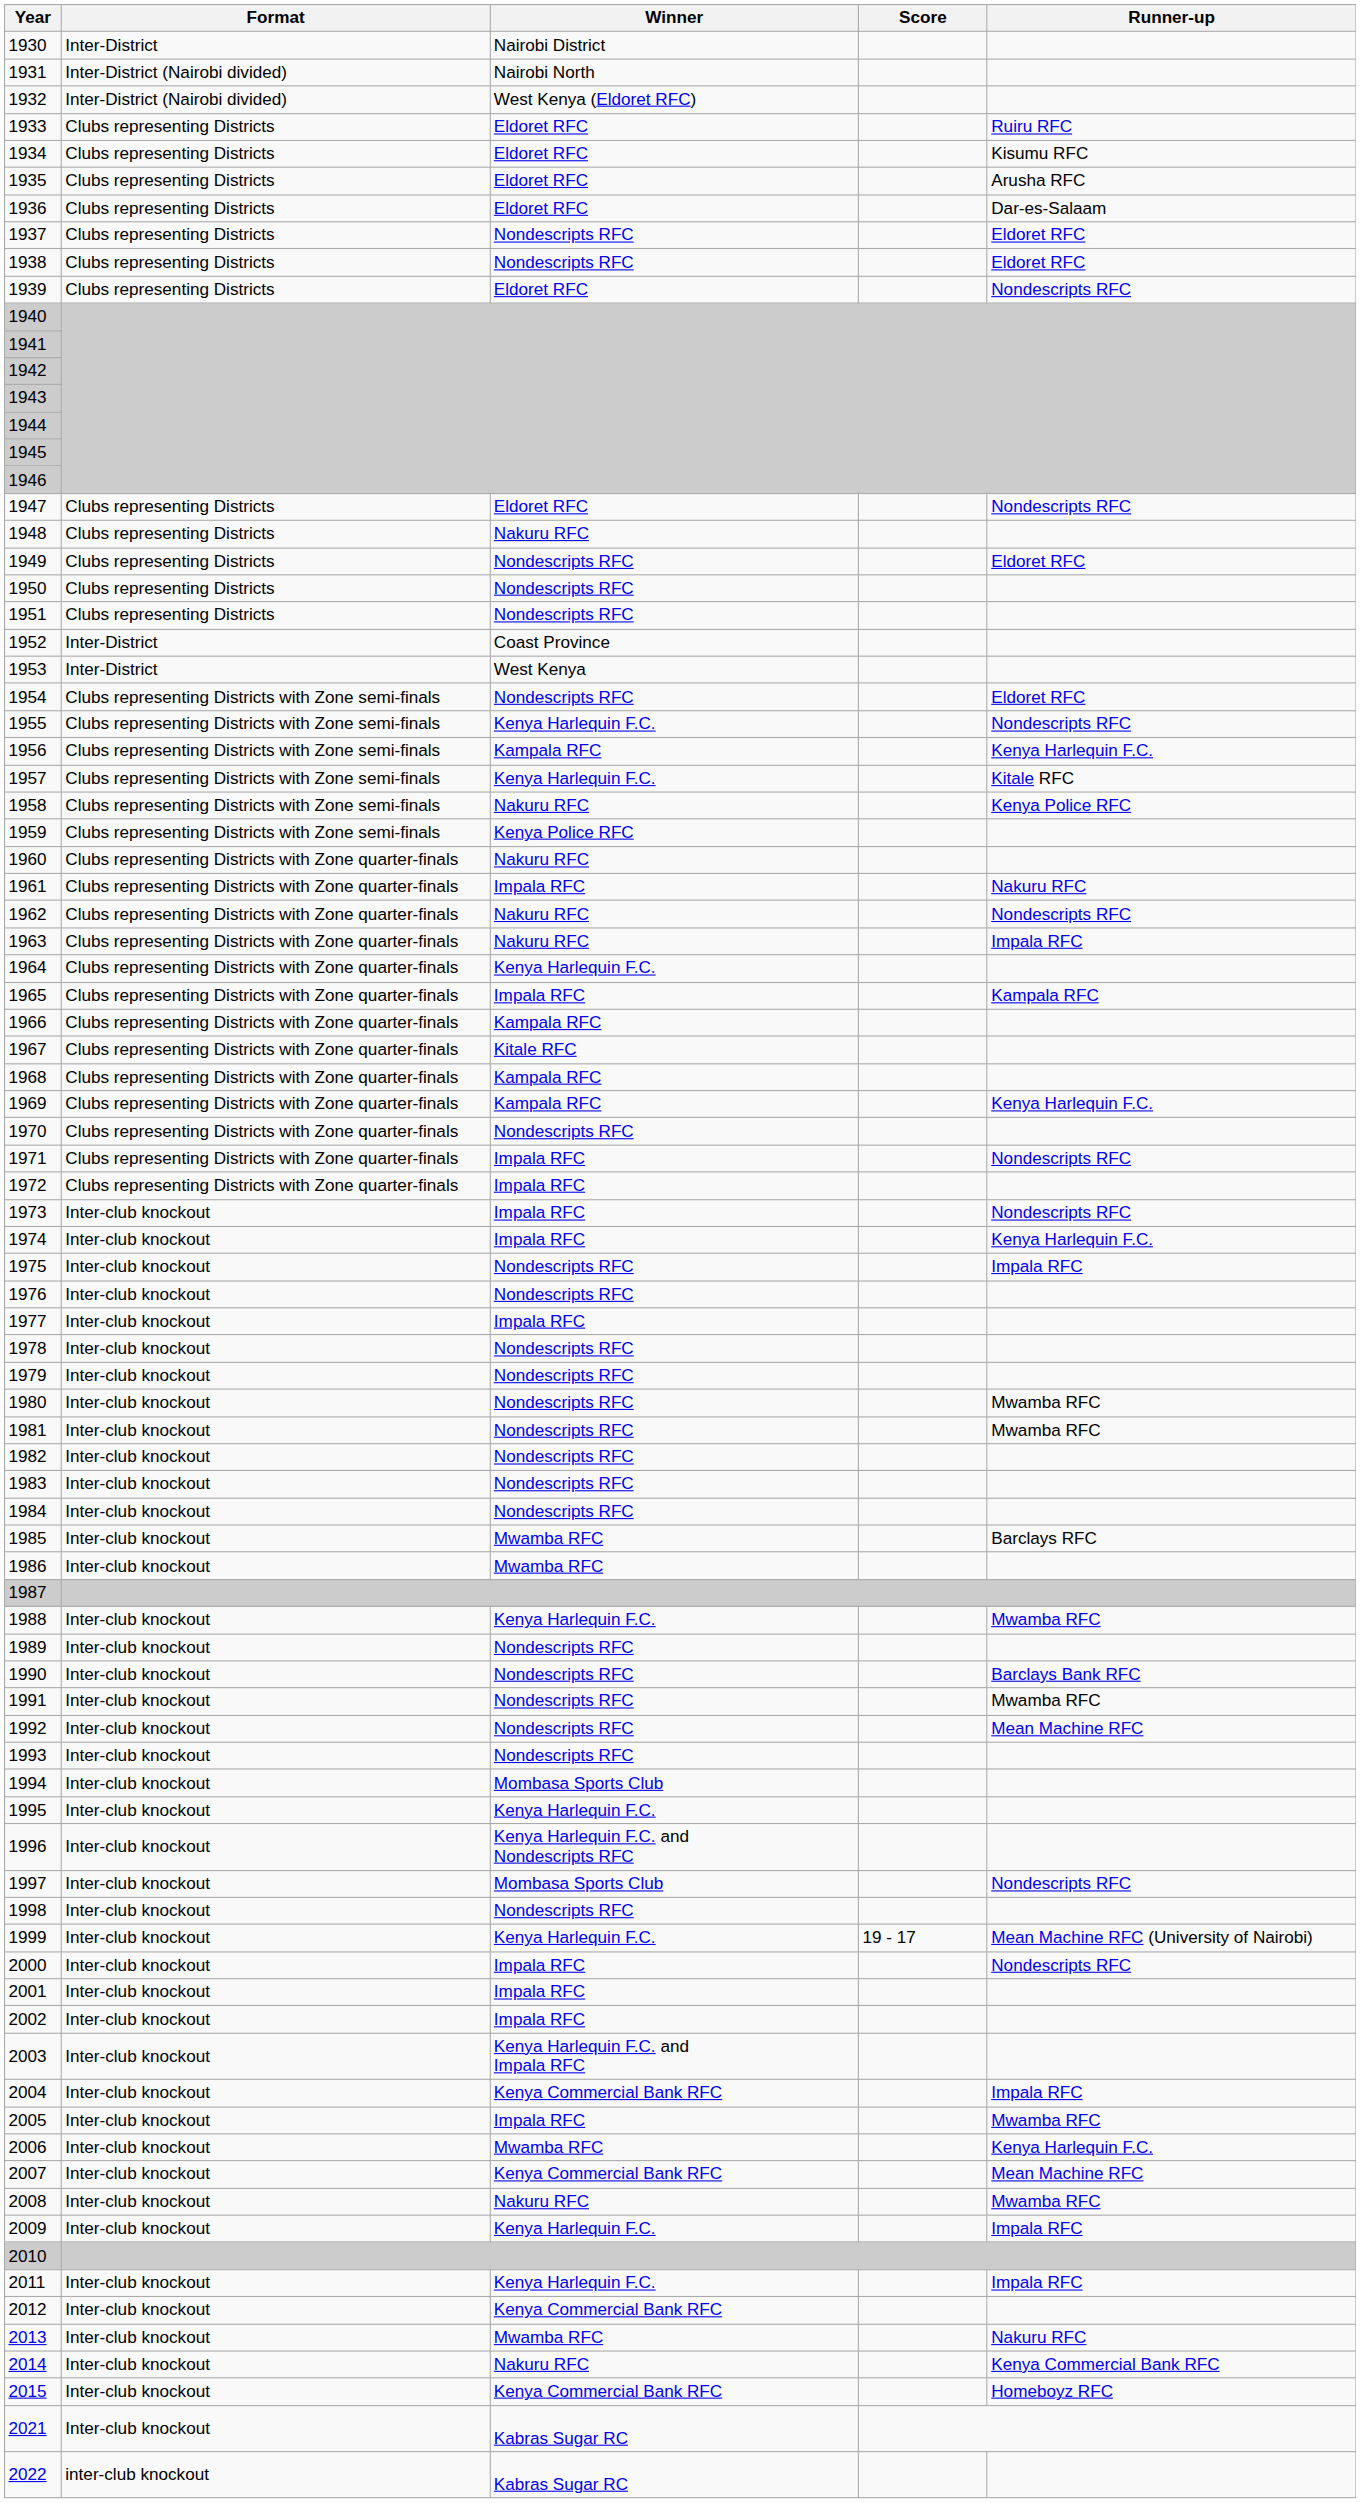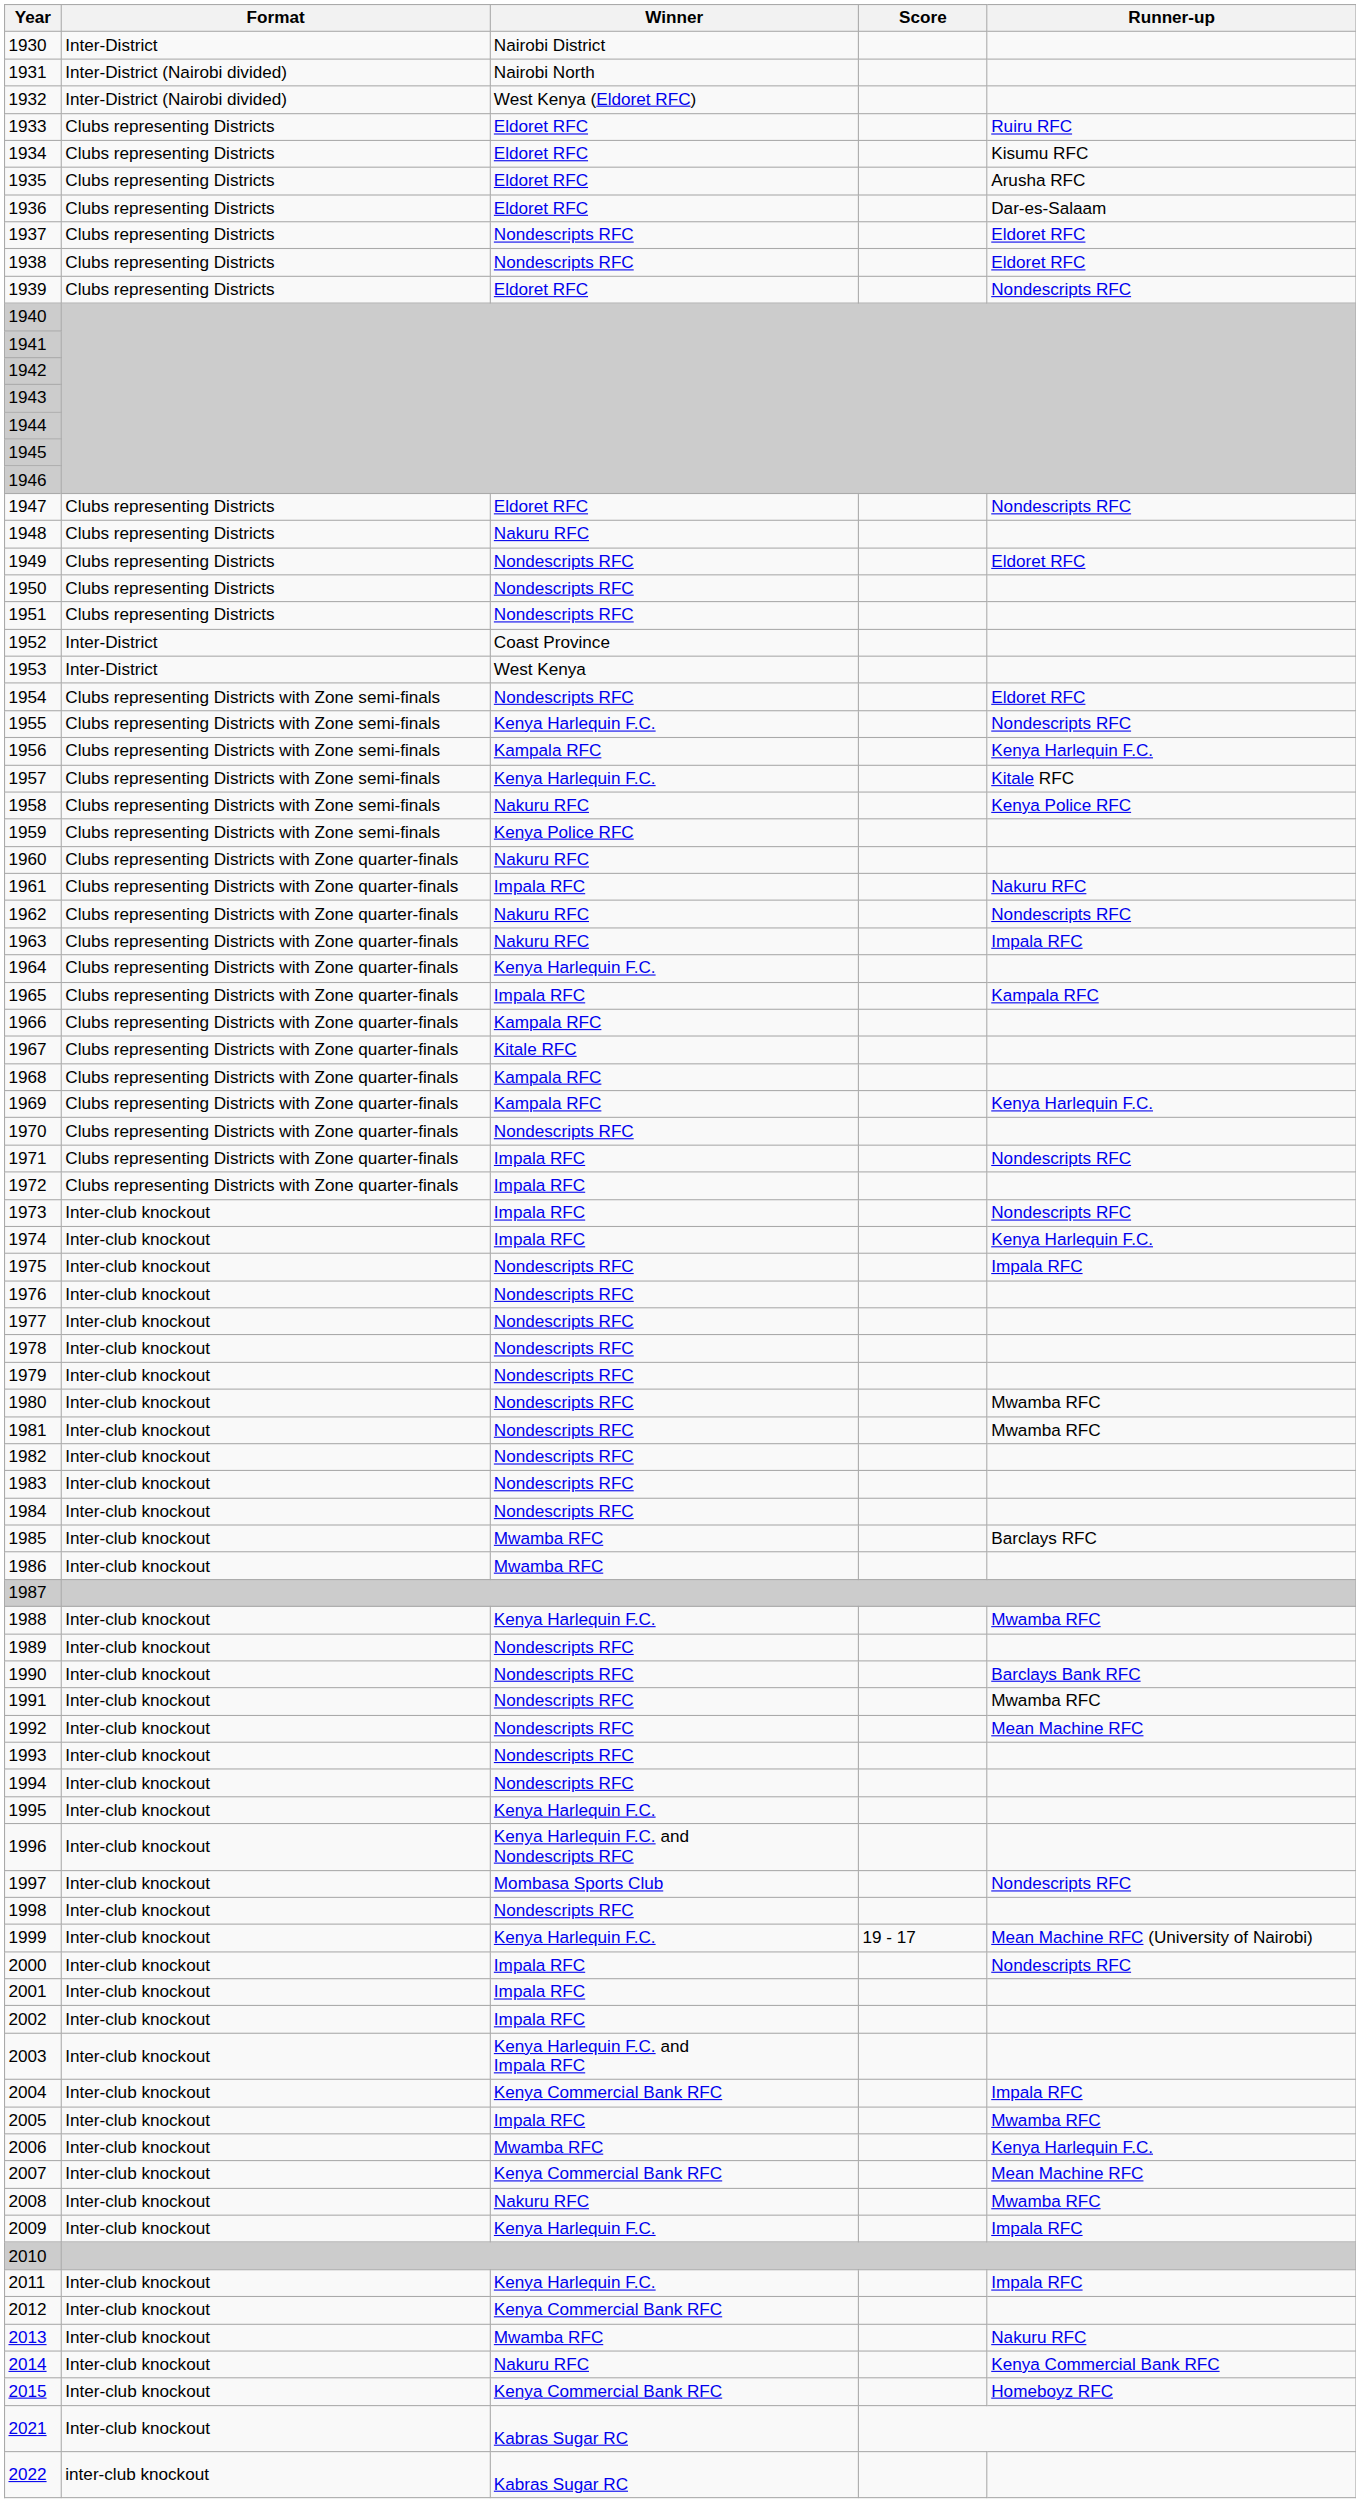(540, 1321) Impala RFC -> (564, 1321) Nondescripts RFC
(579, 1782) Mombasa Sports Club -> (564, 1782) Nondescripts RFC
